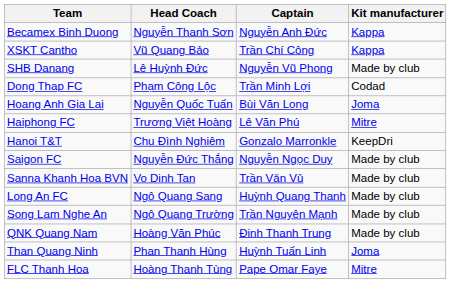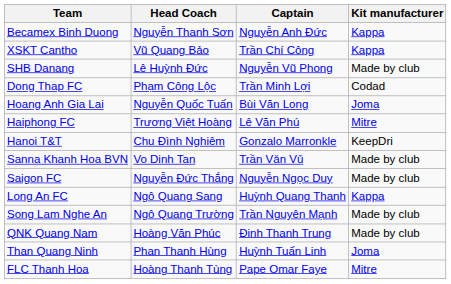rows swapped: (34, 159) <-> (68, 178)
(385, 196) Made by club -> (368, 196) Kappa
